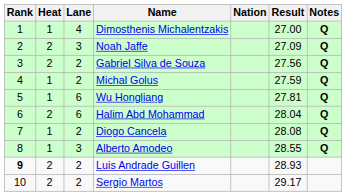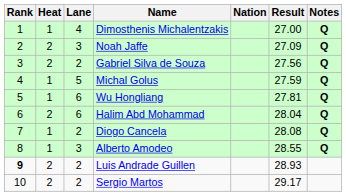(79, 81) 2 -> (79, 81) 5
